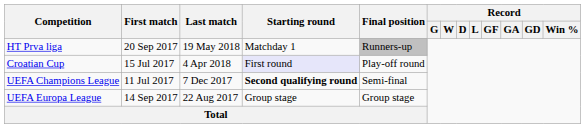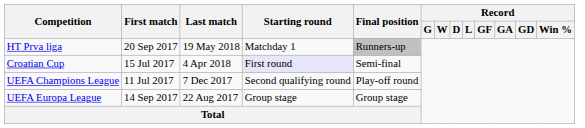(393, 64) Play-off round -> (378, 64) Semi-final
(301, 81) bold -> (298, 81) normal
(385, 81) Semi-final -> (387, 81) Play-off round
